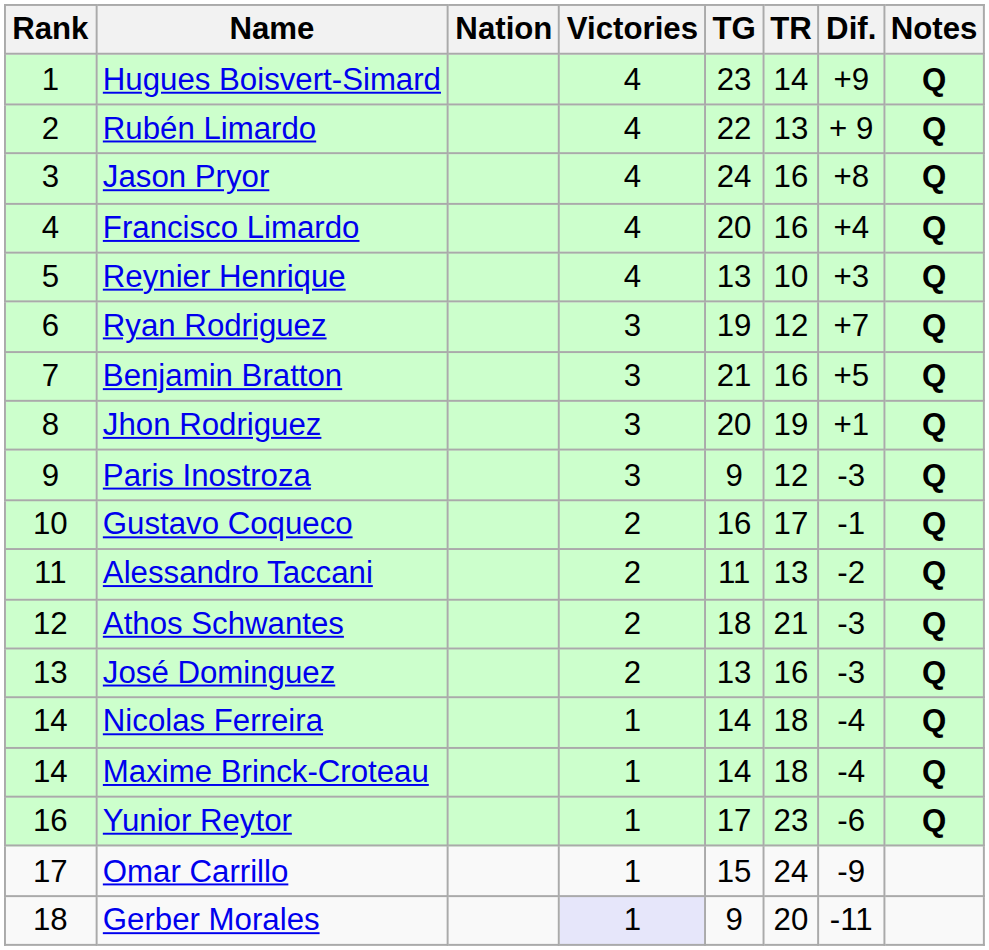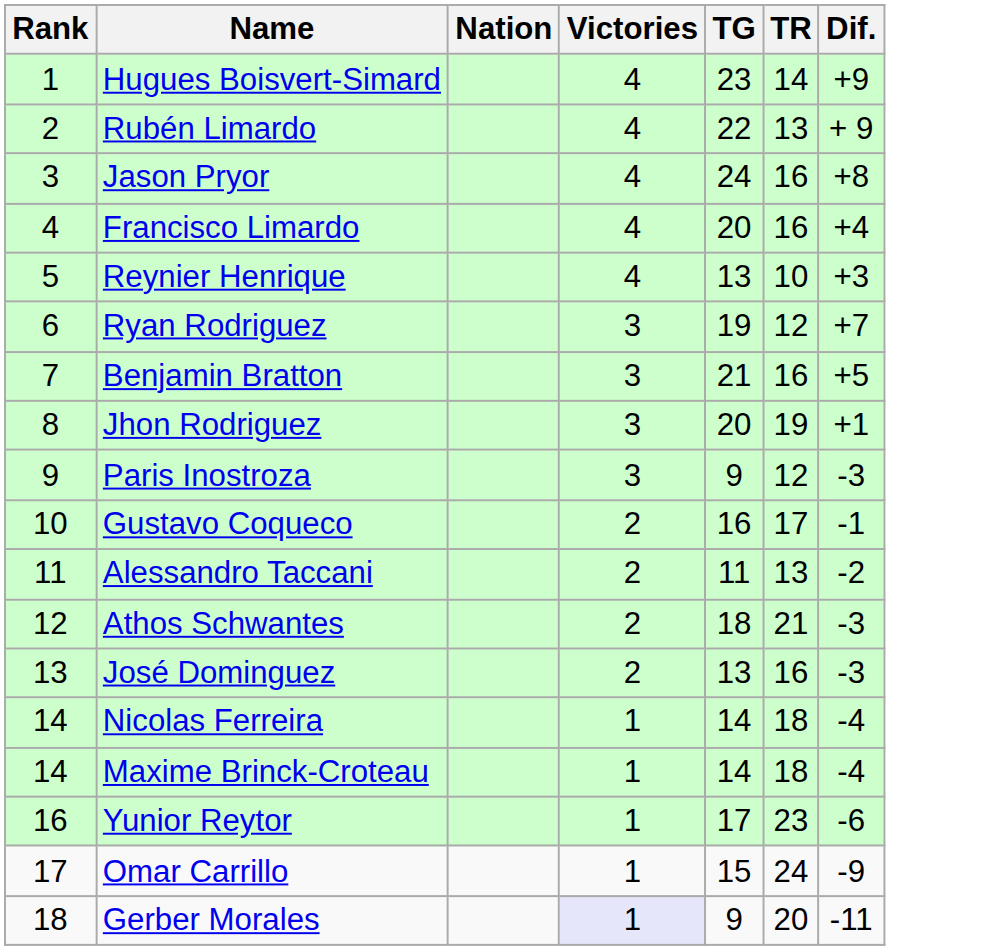- column: (934, 29)
